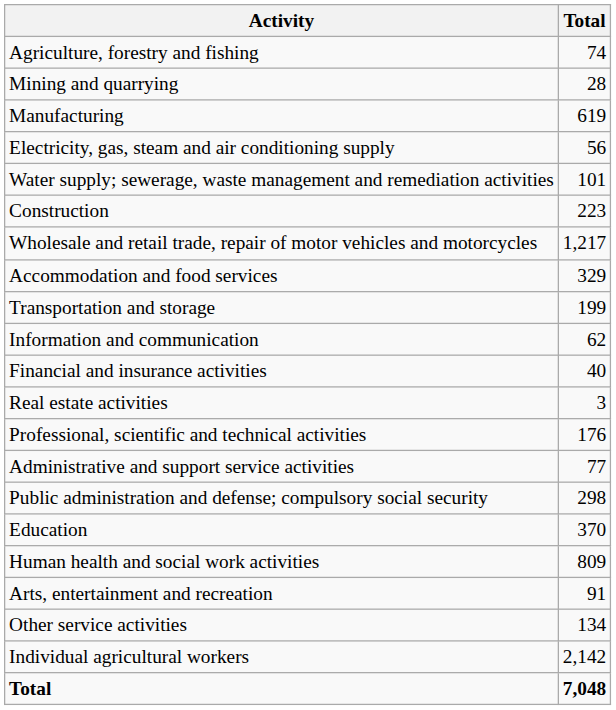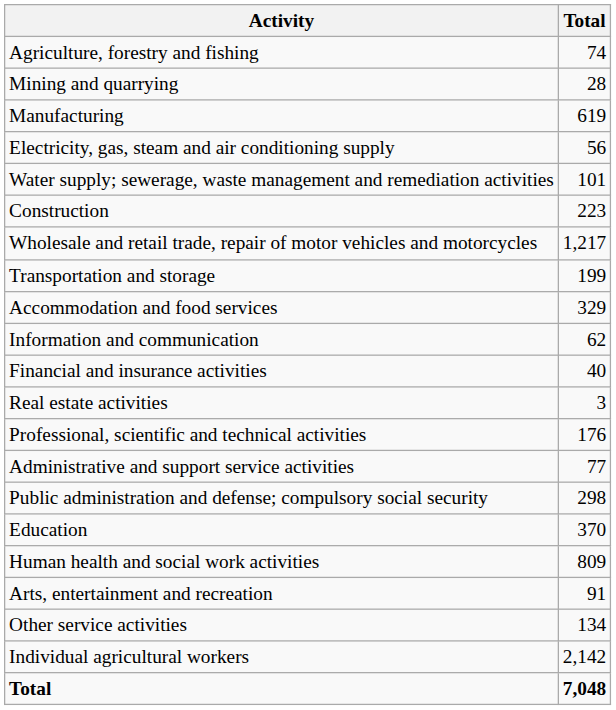rows swapped: (112, 307) <-> (143, 275)
